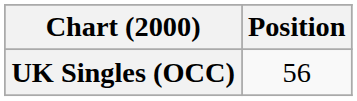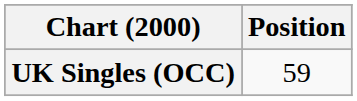(297, 71) 56 -> (297, 71) 59
